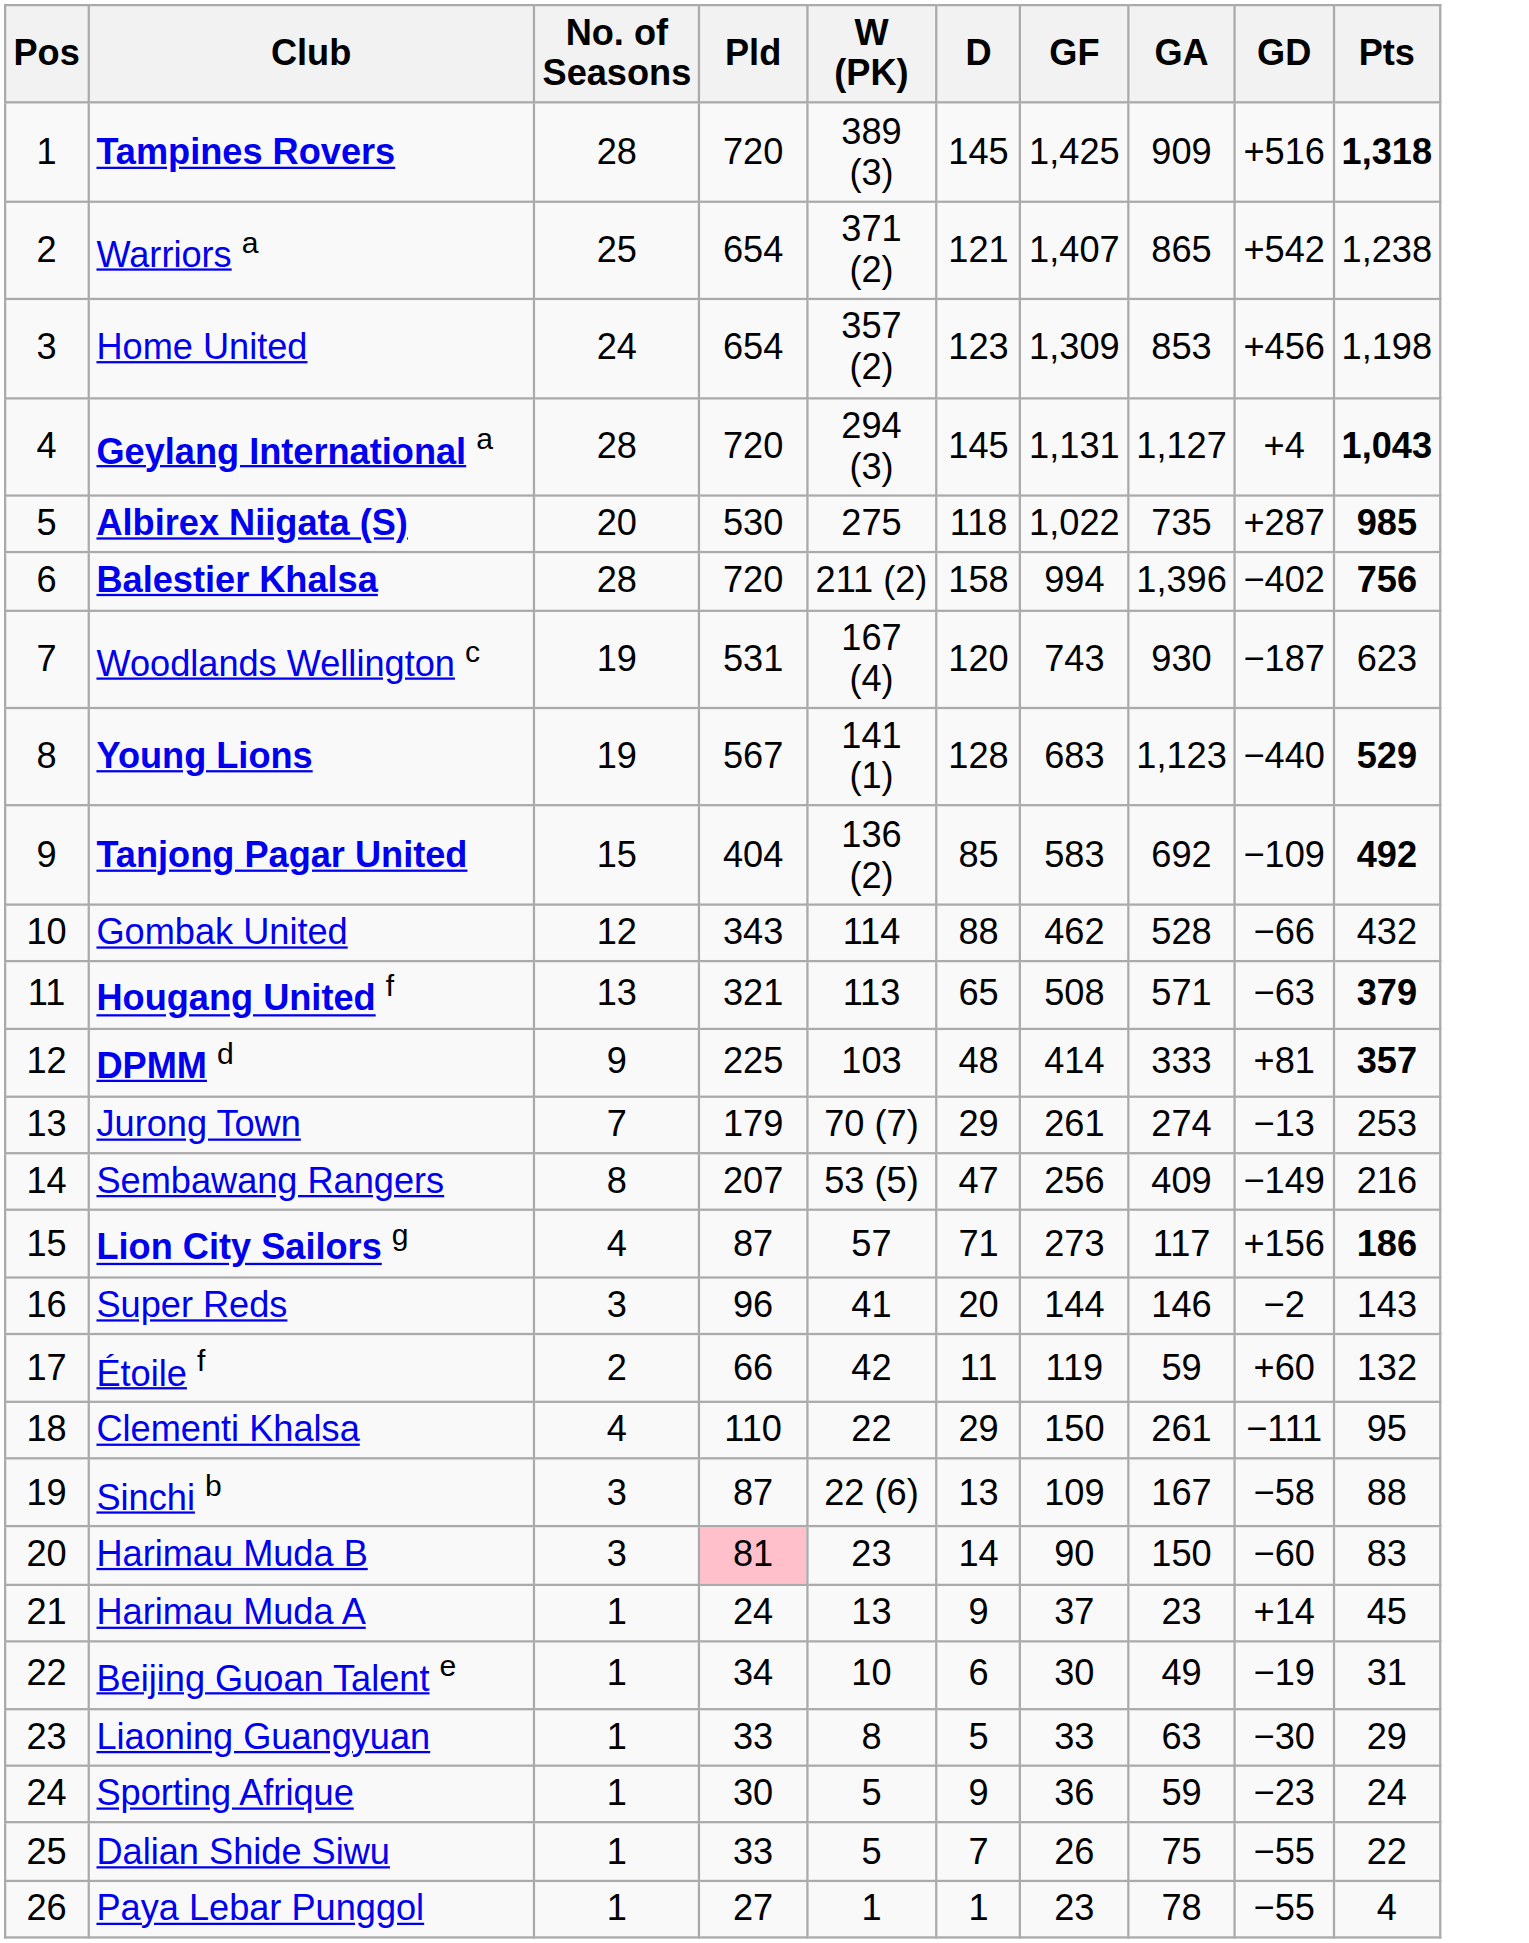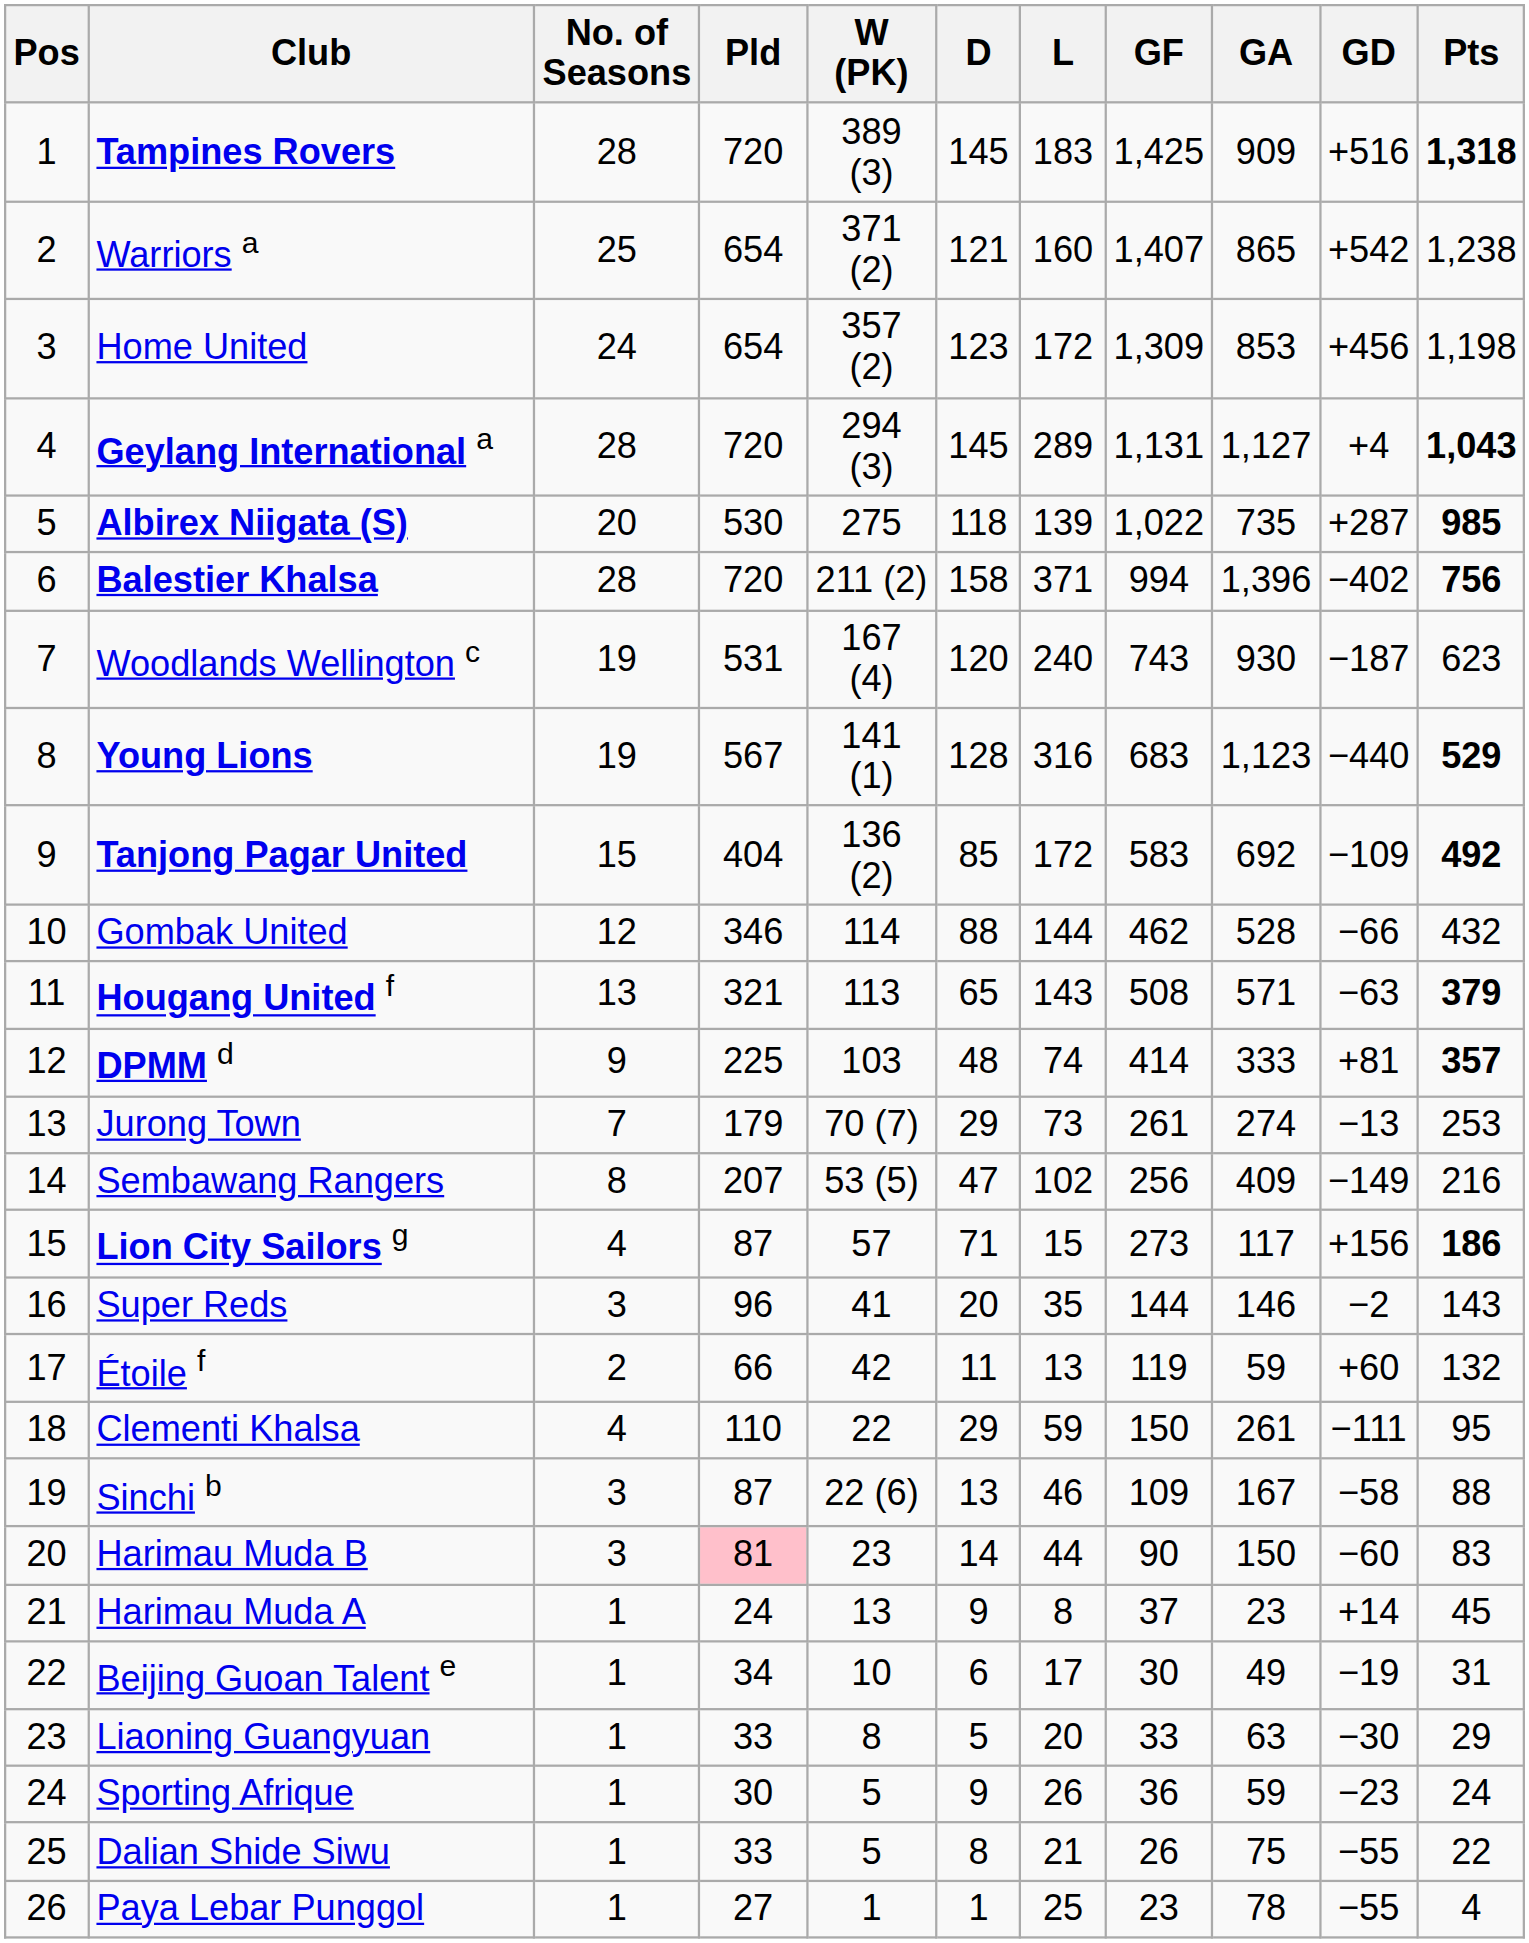+ column: (1063, 53)
(753, 932) 343 -> (753, 932) 346
(979, 1850) 7 -> (979, 1850) 8
